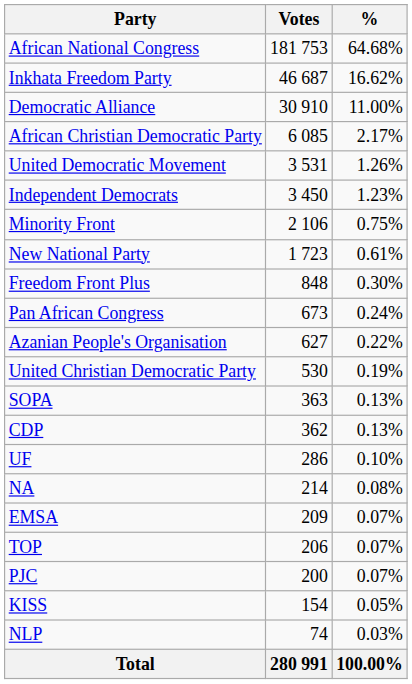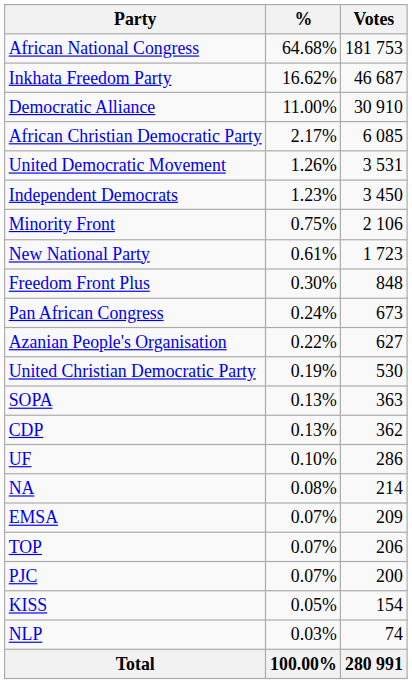columns swapped: (299, 19) <-> (369, 19)
